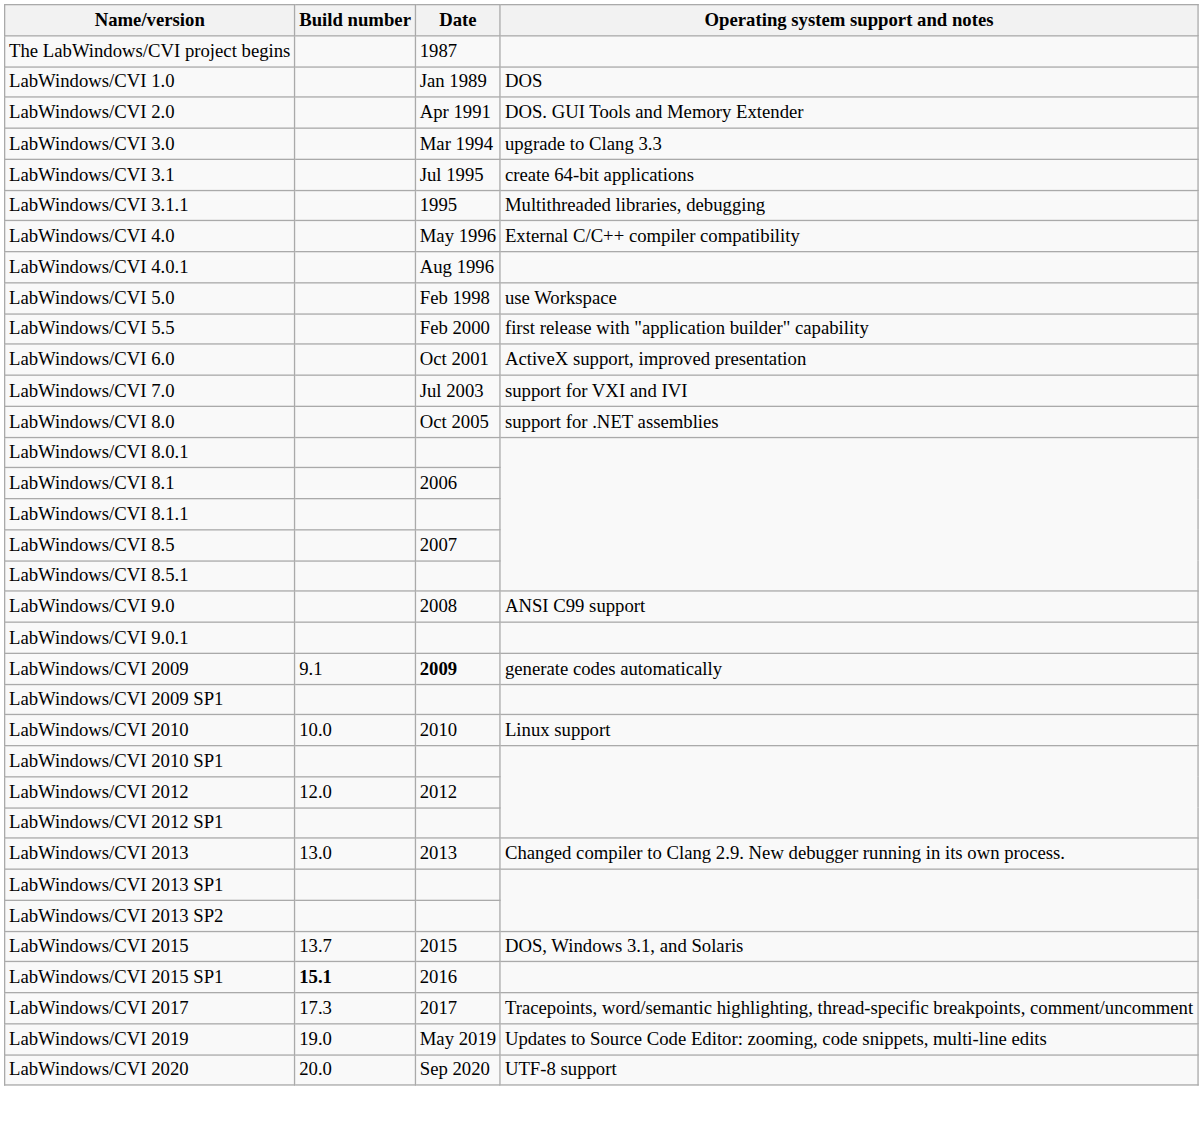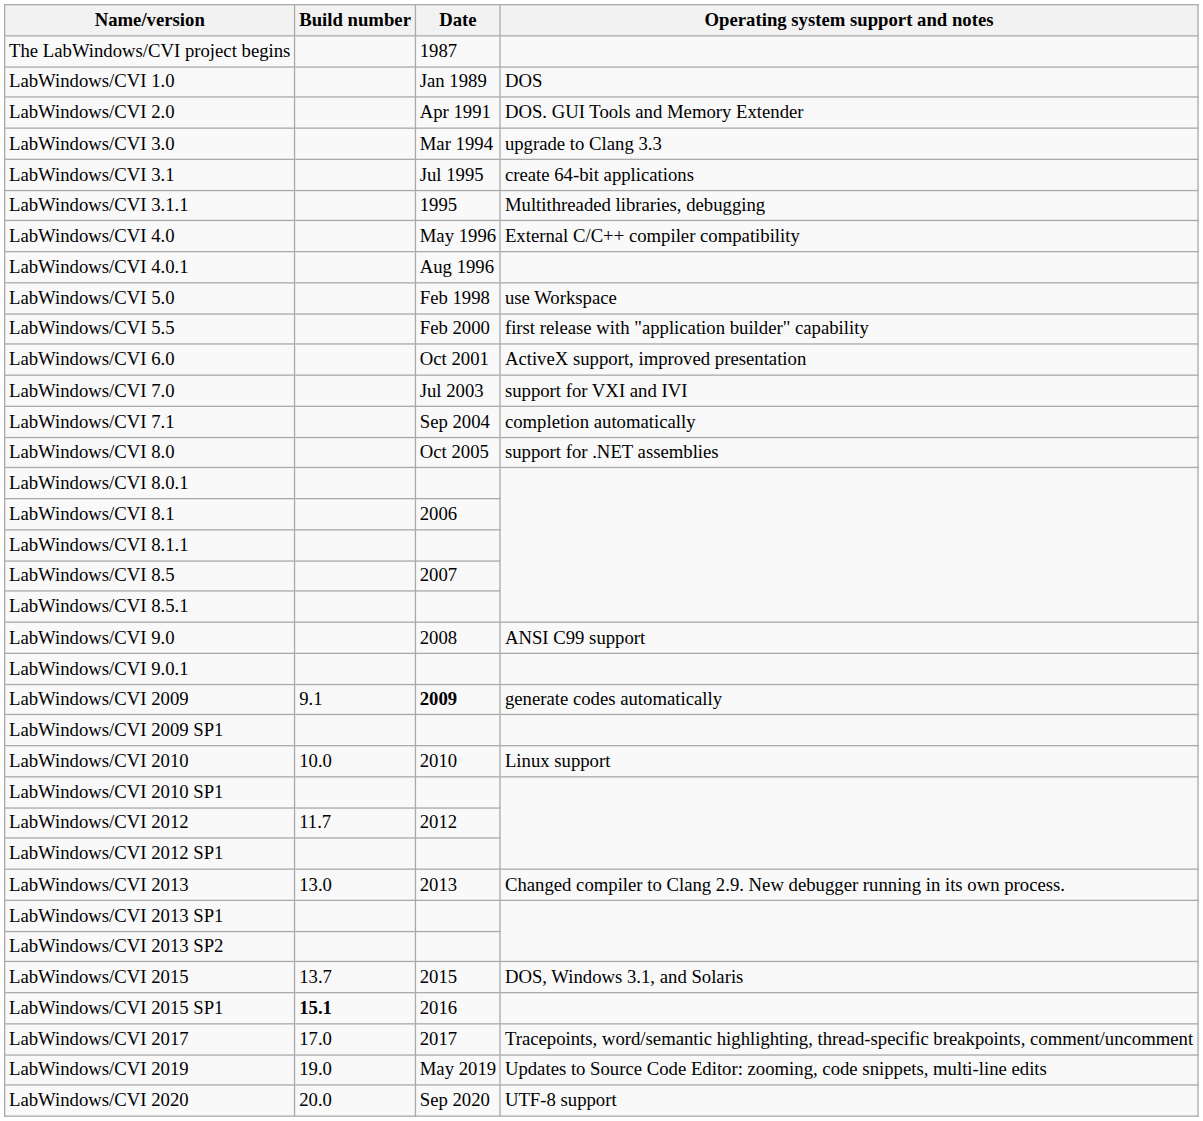+ row: (92, 421)
(316, 792) 12.0 -> (315, 823) 11.7
(316, 1008) 17.3 -> (316, 1039) 17.0
